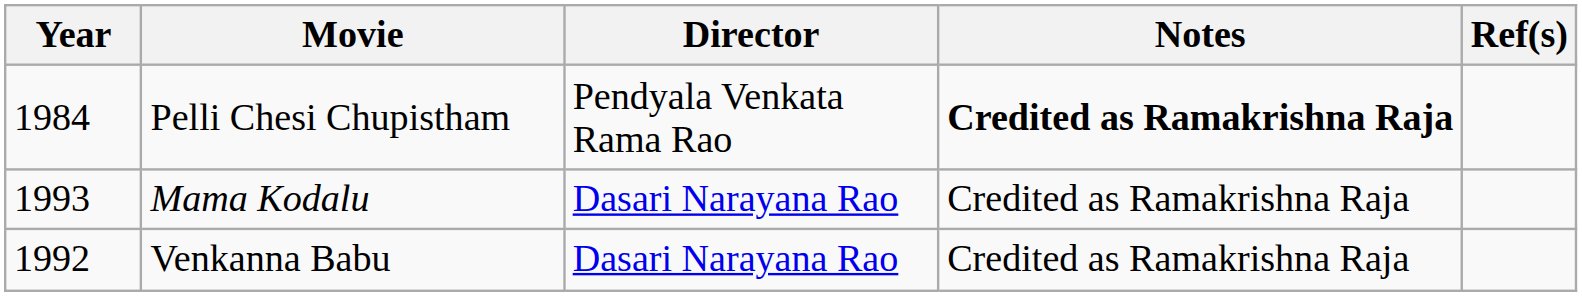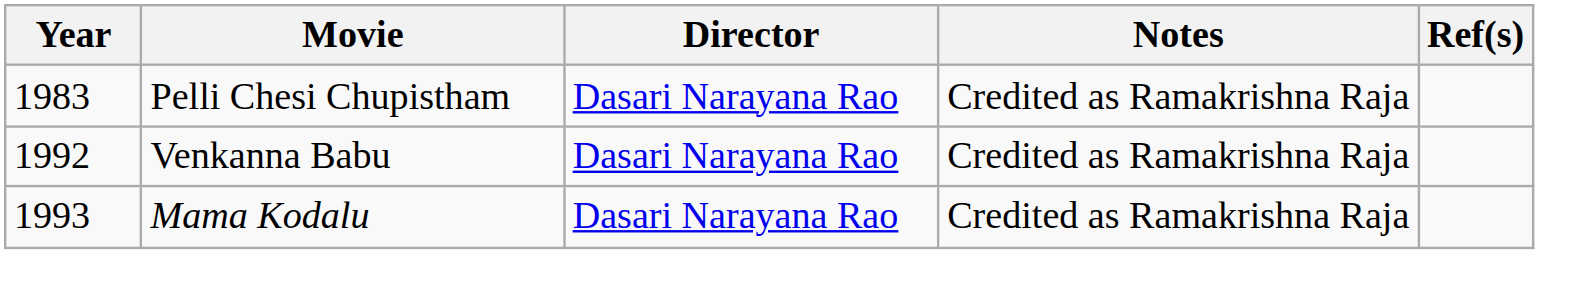(52, 116) 1984 -> (52, 95) 1983
(708, 116) Pendyala Venkata Rama Rao -> (735, 95) Dasari Narayana Rao
(1200, 116) bold -> (1178, 95) normal
rows swapped: (271, 258) <-> (260, 198)
